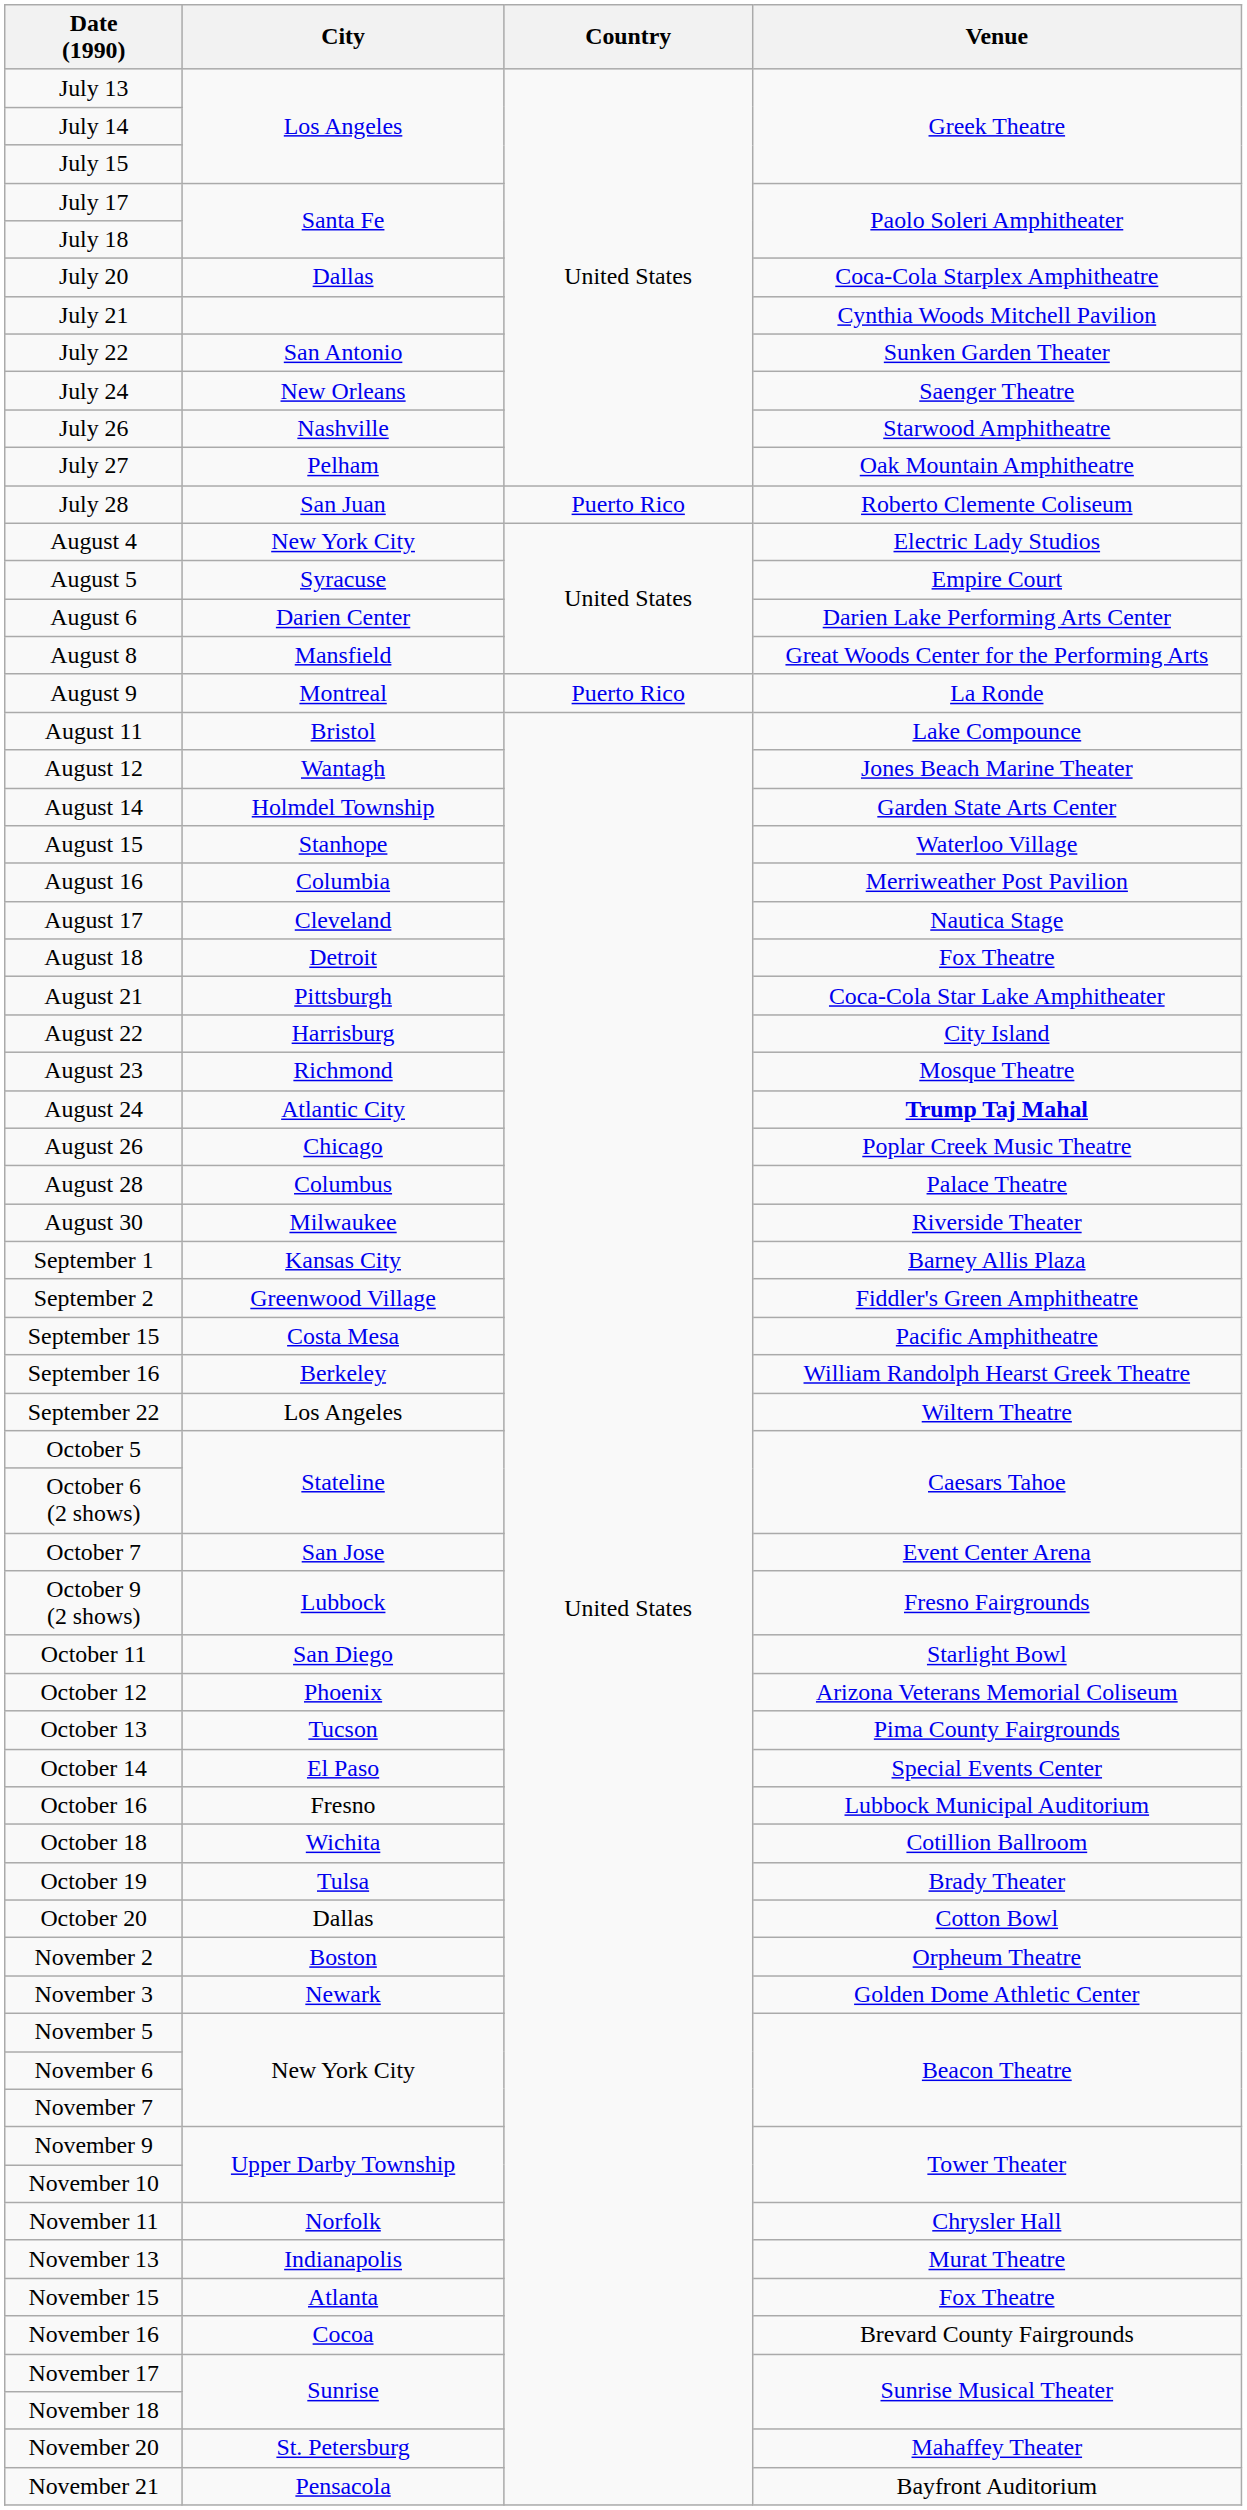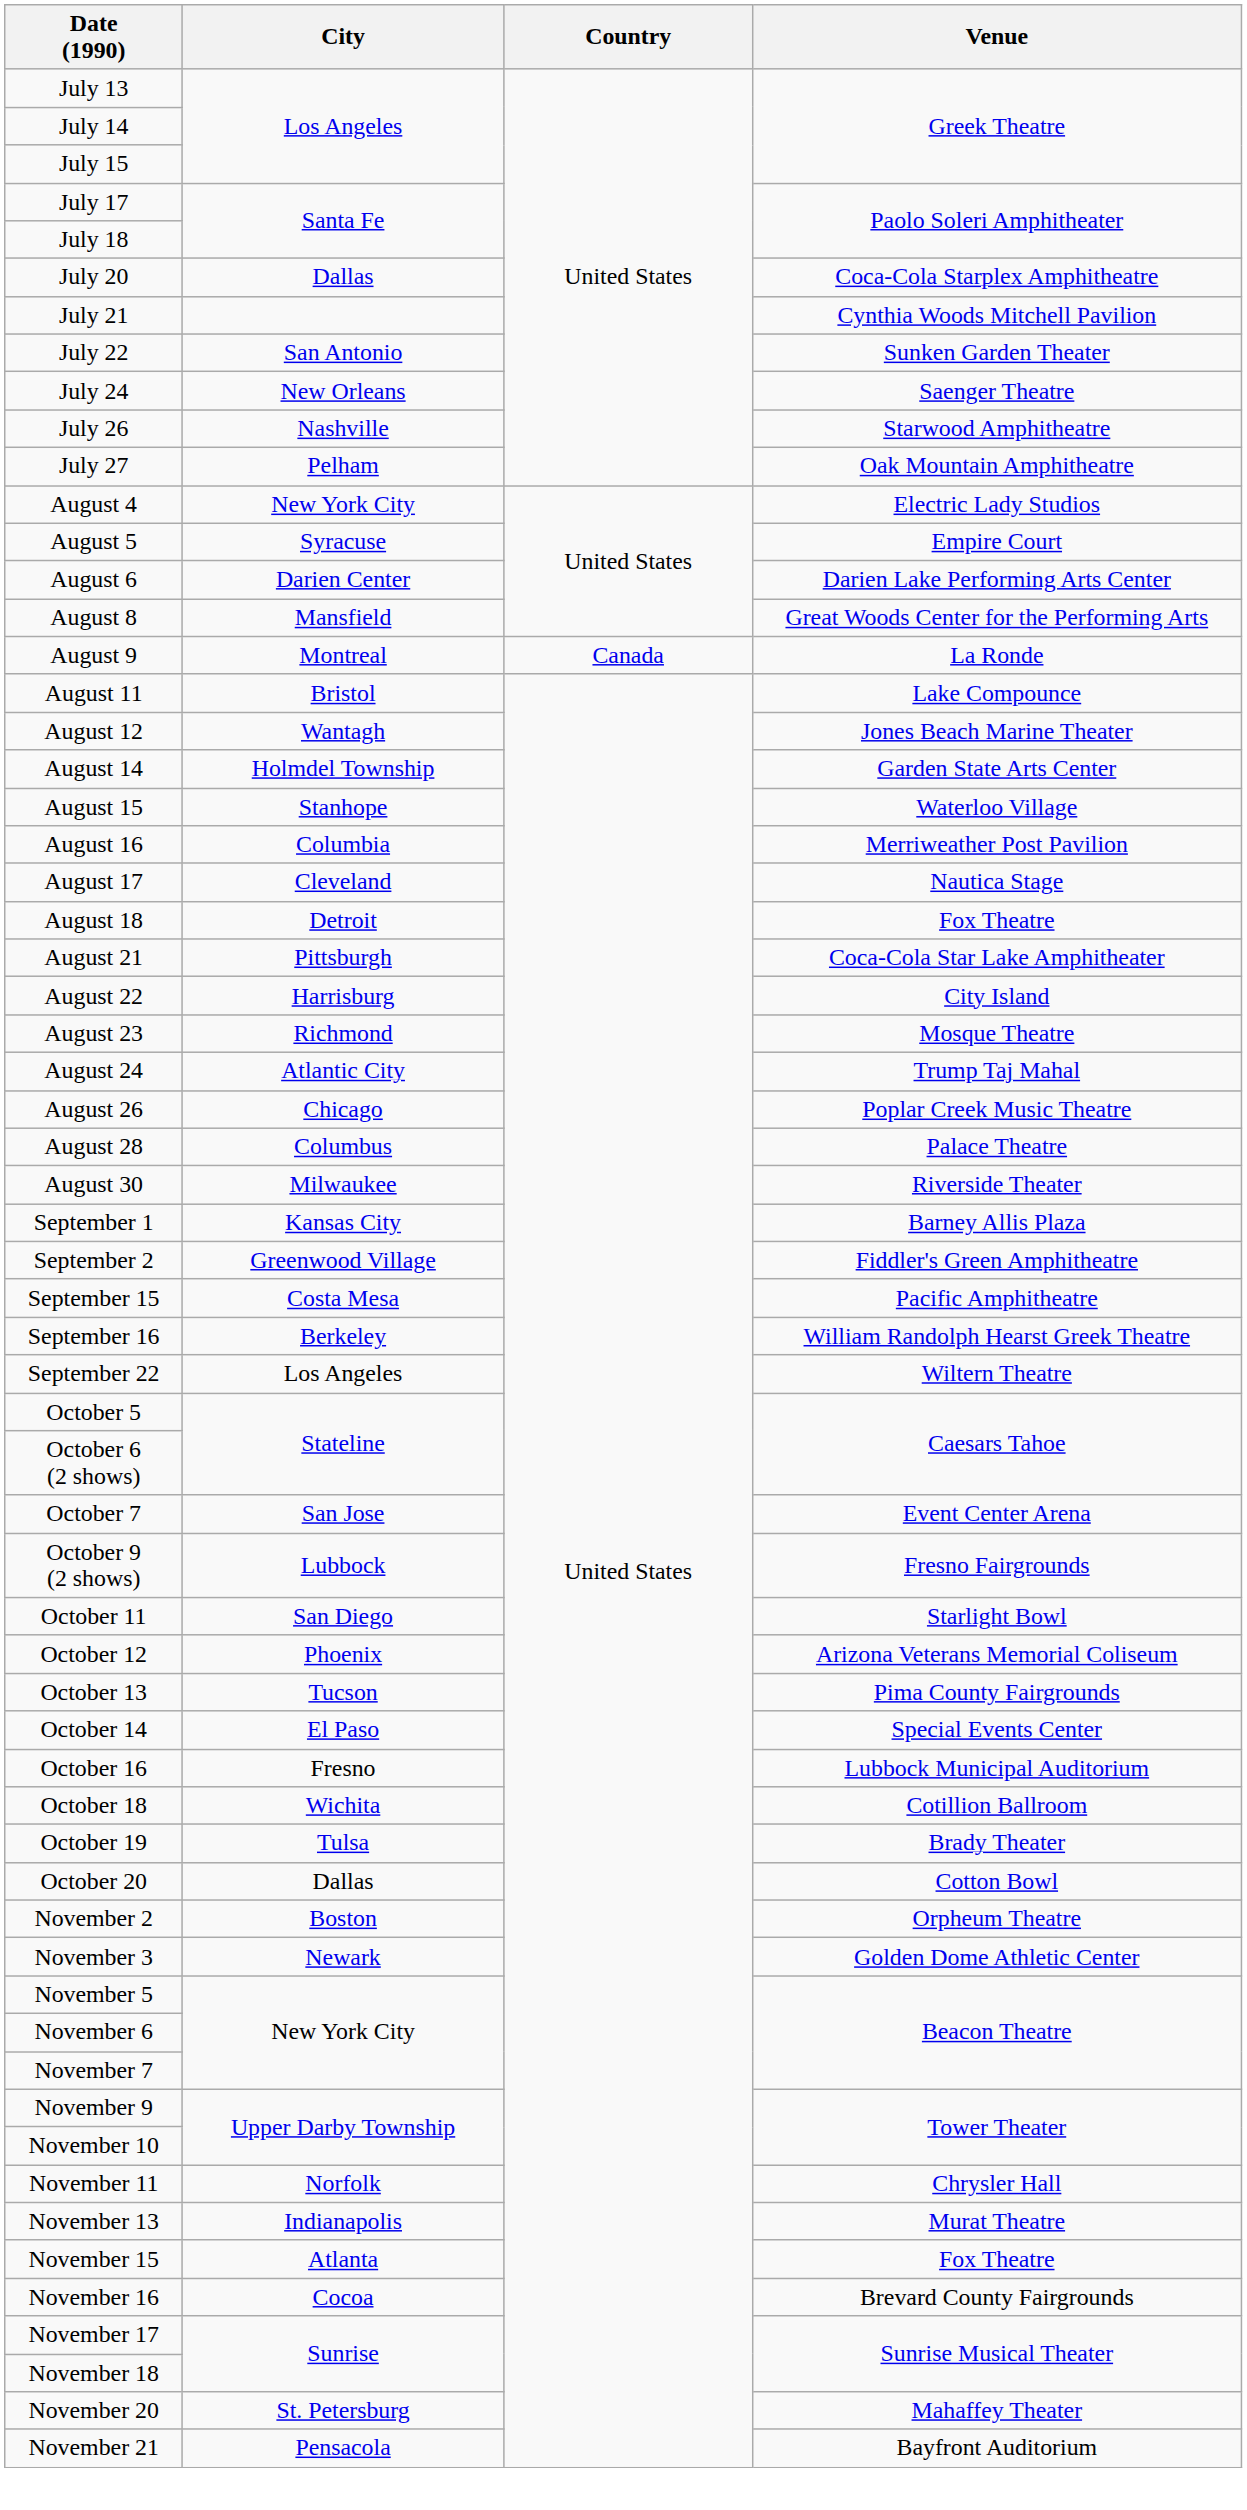- row: (94, 503)
(628, 692) Puerto Rico -> (628, 655) Canada
(997, 1108) bold -> (997, 1071) normal
